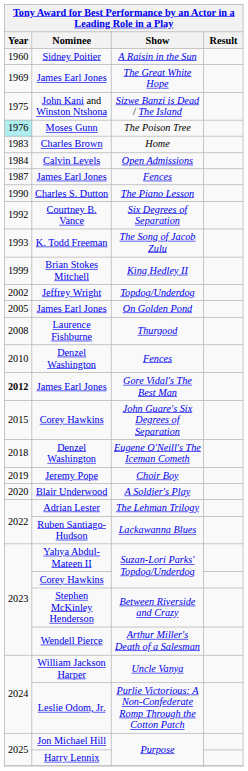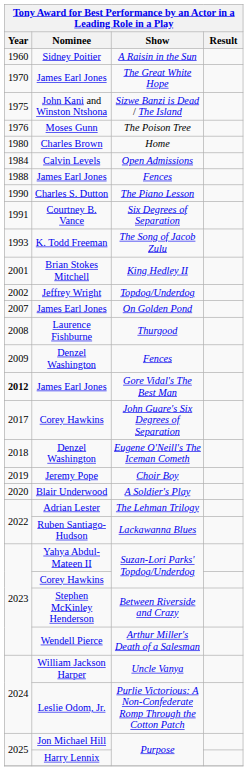(18, 78) 1969 -> (18, 78) 1970
(18, 128) paleturquoise background -> (18, 128) no background
(18, 144) 1983 -> (18, 144) 1980
(18, 177) 1987 -> (18, 177) 1988
(18, 215) 1992 -> (18, 215) 1991
(18, 270) 1999 -> (18, 270) 2001
(18, 309) 2005 -> (18, 309) 2007
(18, 358) 2010 -> (18, 358) 2009
(18, 420) 2015 -> (18, 420) 2017
